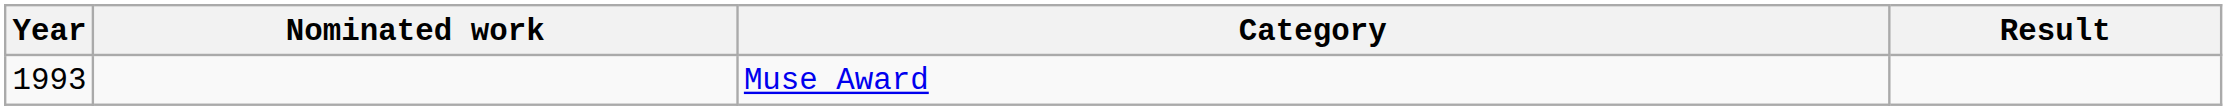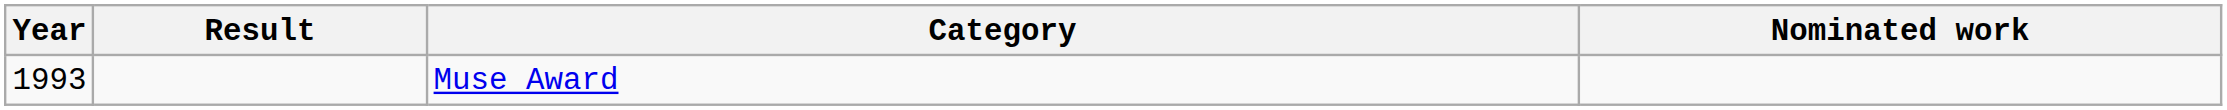columns swapped: (415, 30) <-> (2055, 30)
